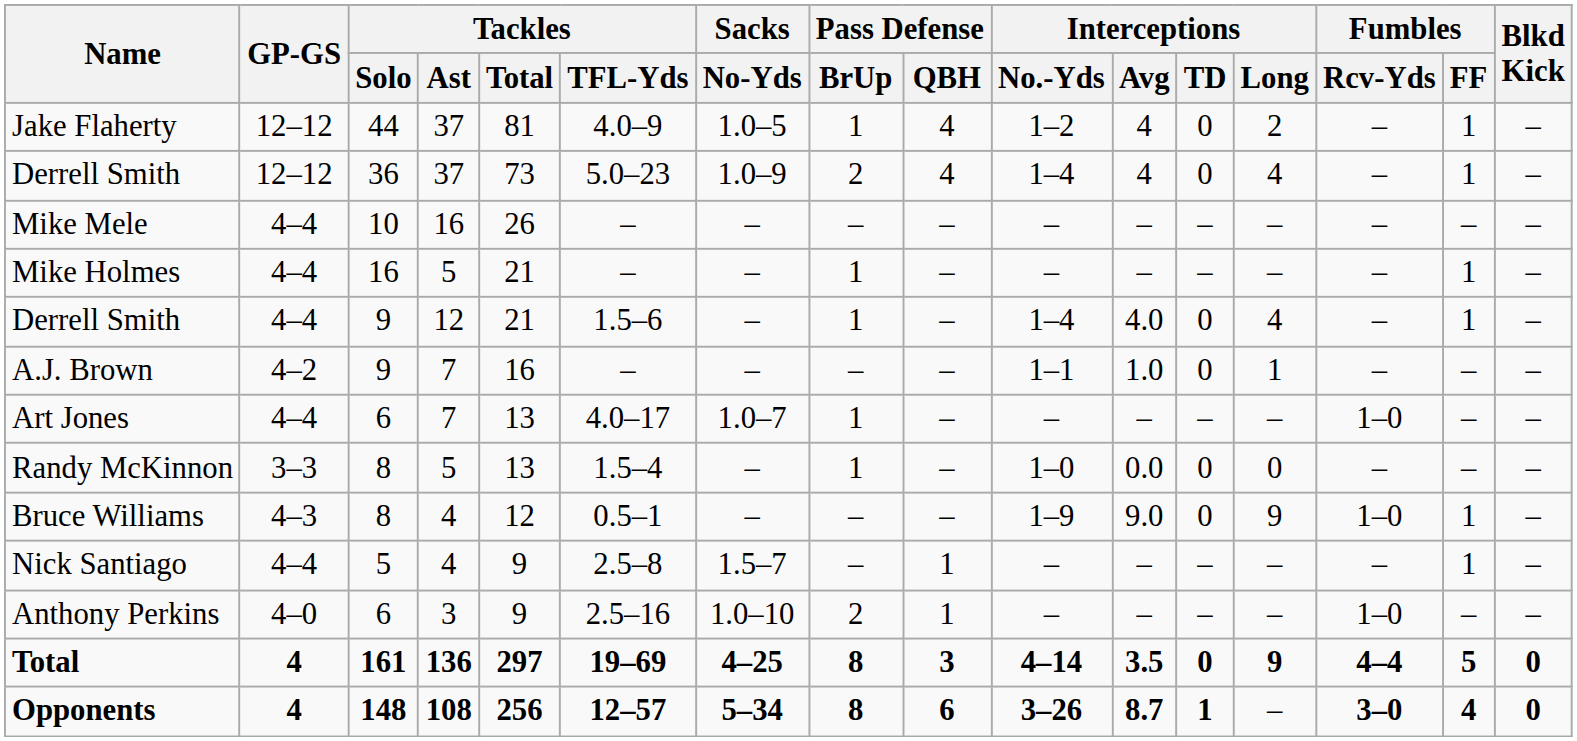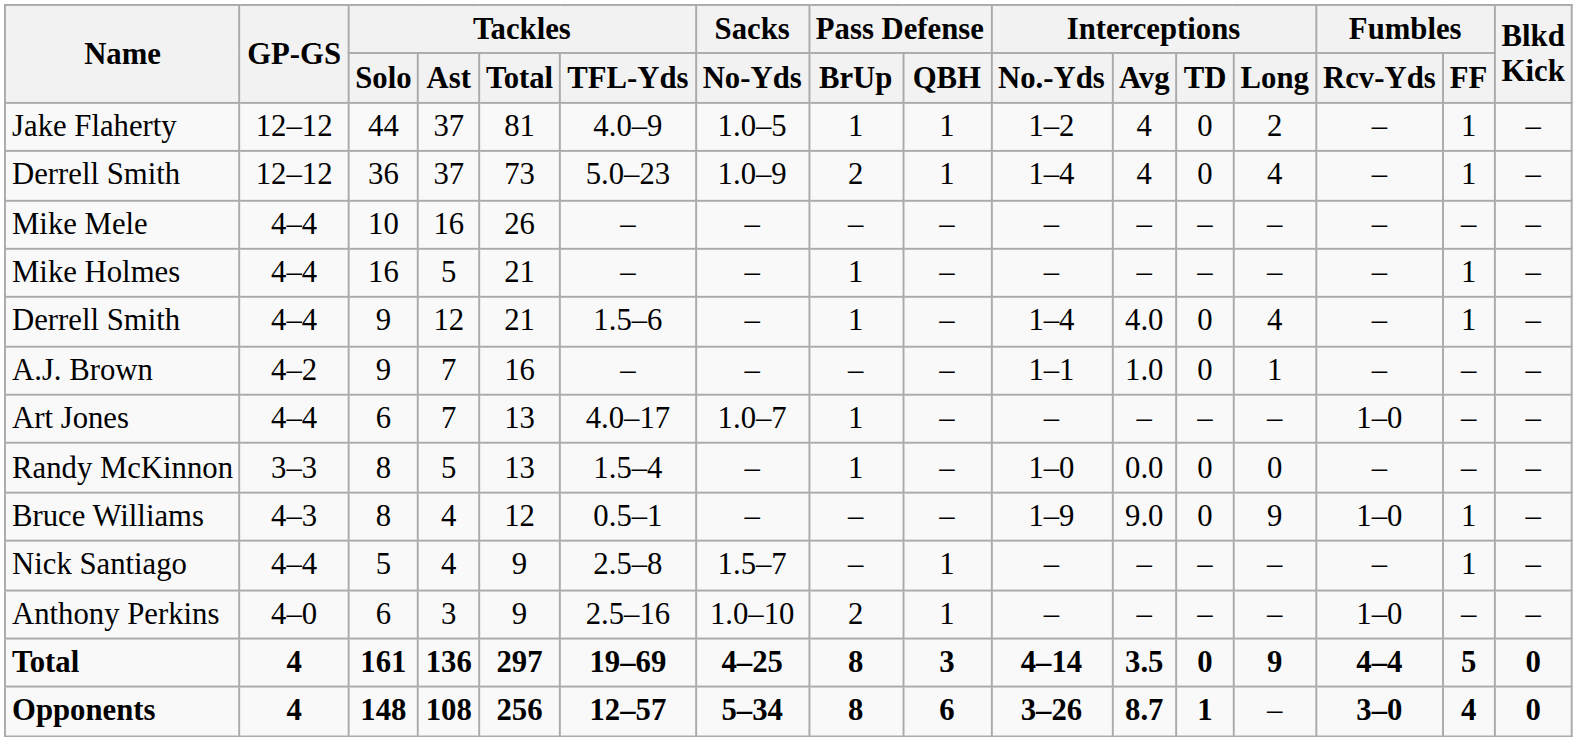(947, 126) 4 -> (947, 126) 1
(947, 175) 4 -> (947, 175) 1
